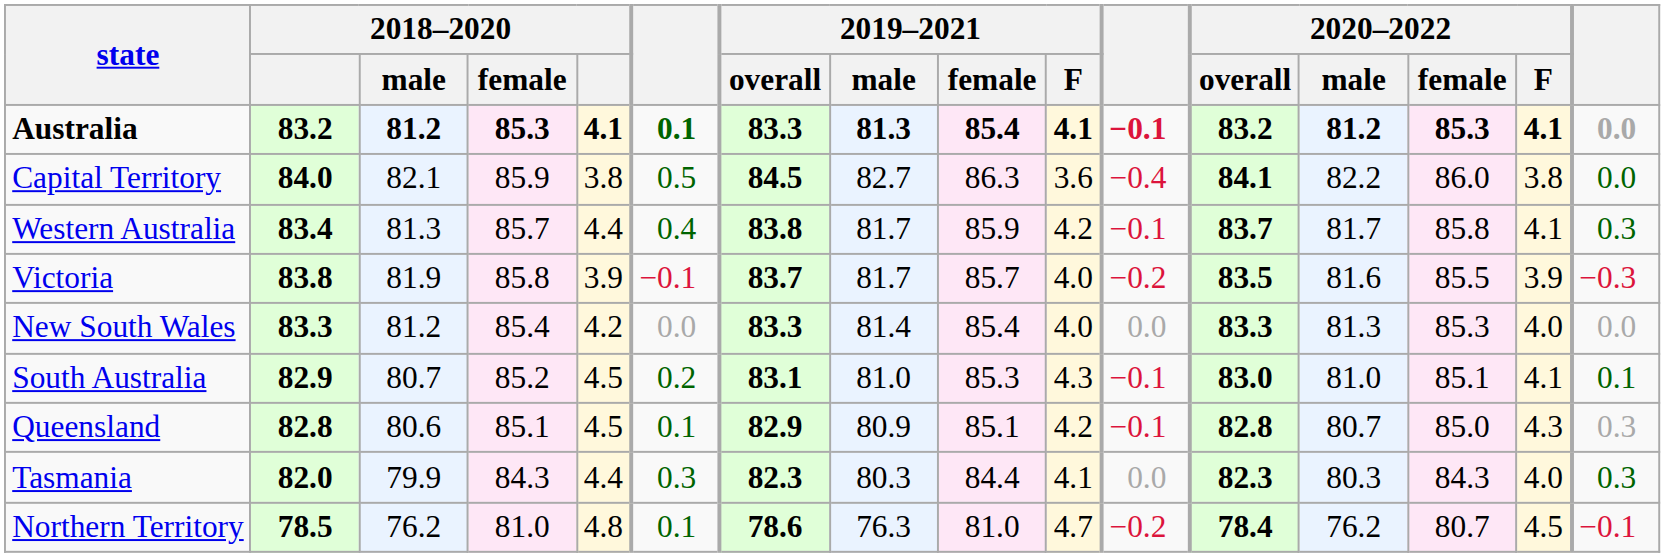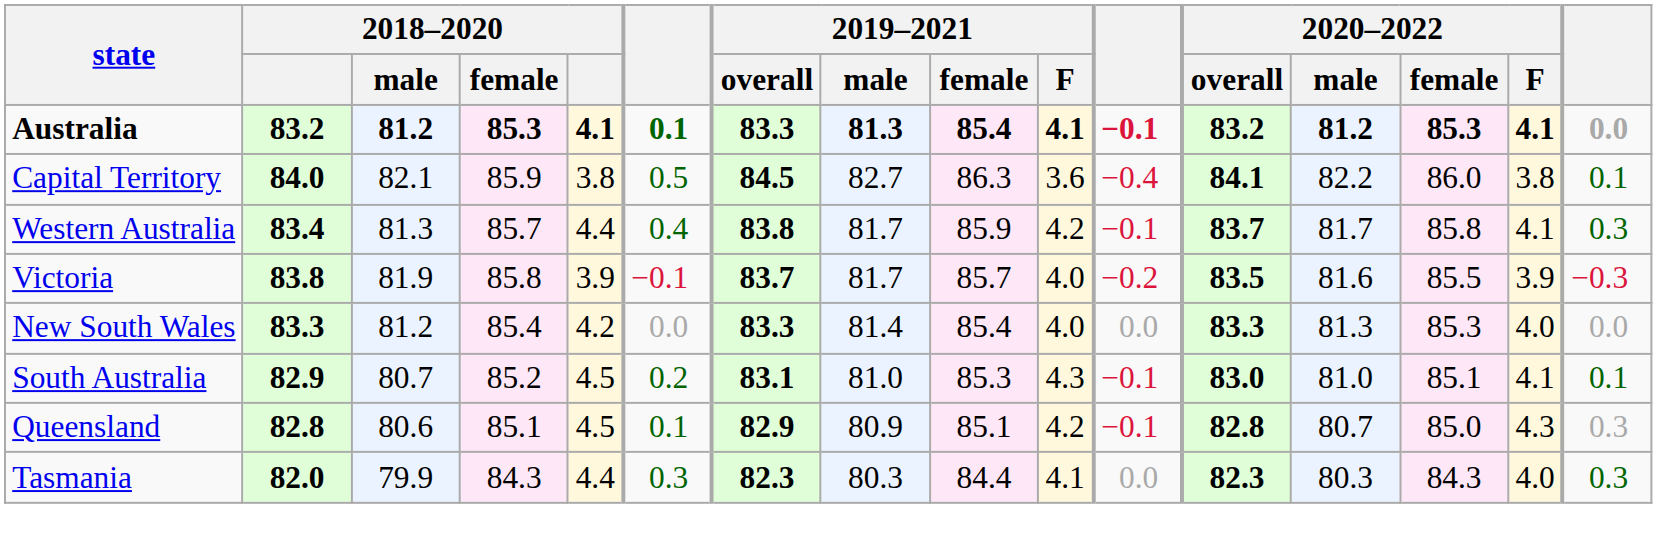(1617, 178) 0.0 -> (1609, 178) 0.1
- row: (128, 526)
